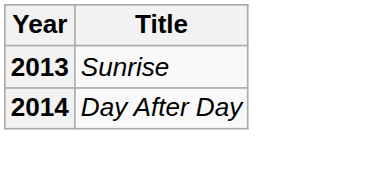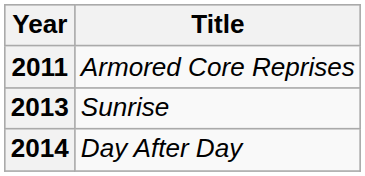+ row: (40, 66)
